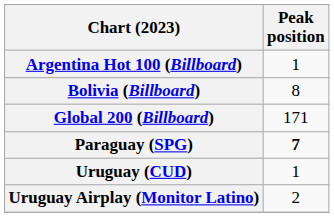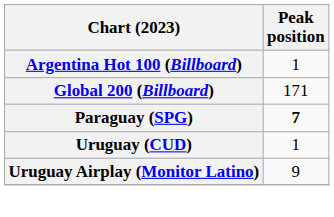- row: (134, 90)
(296, 198) 2 -> (296, 171) 9
